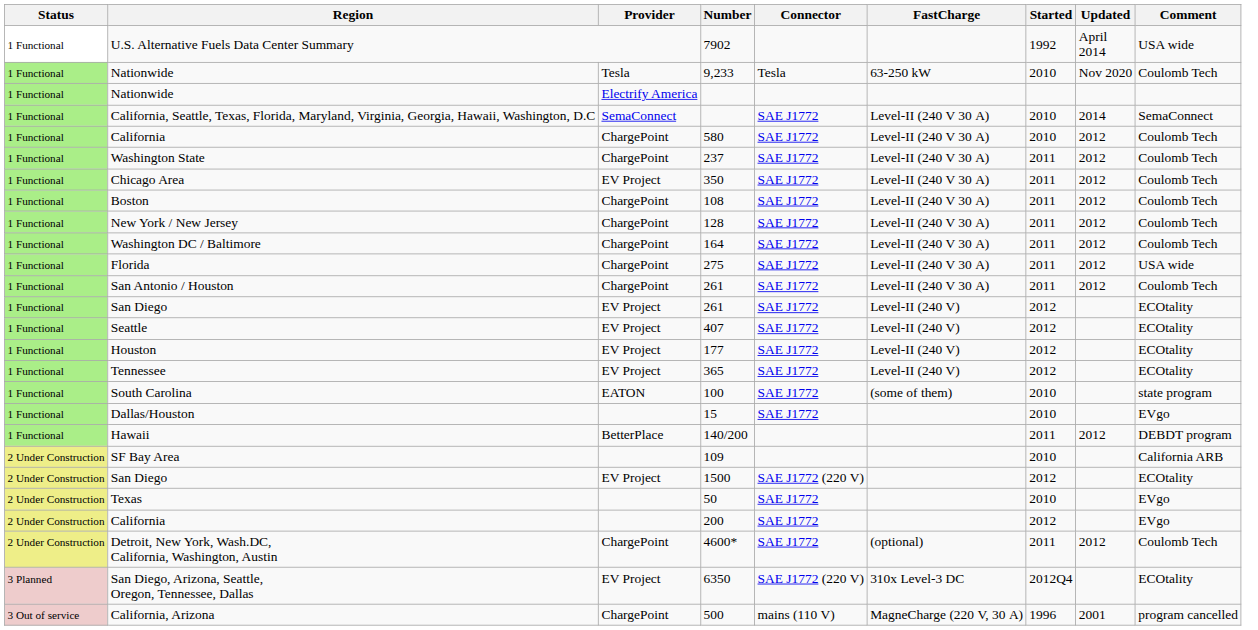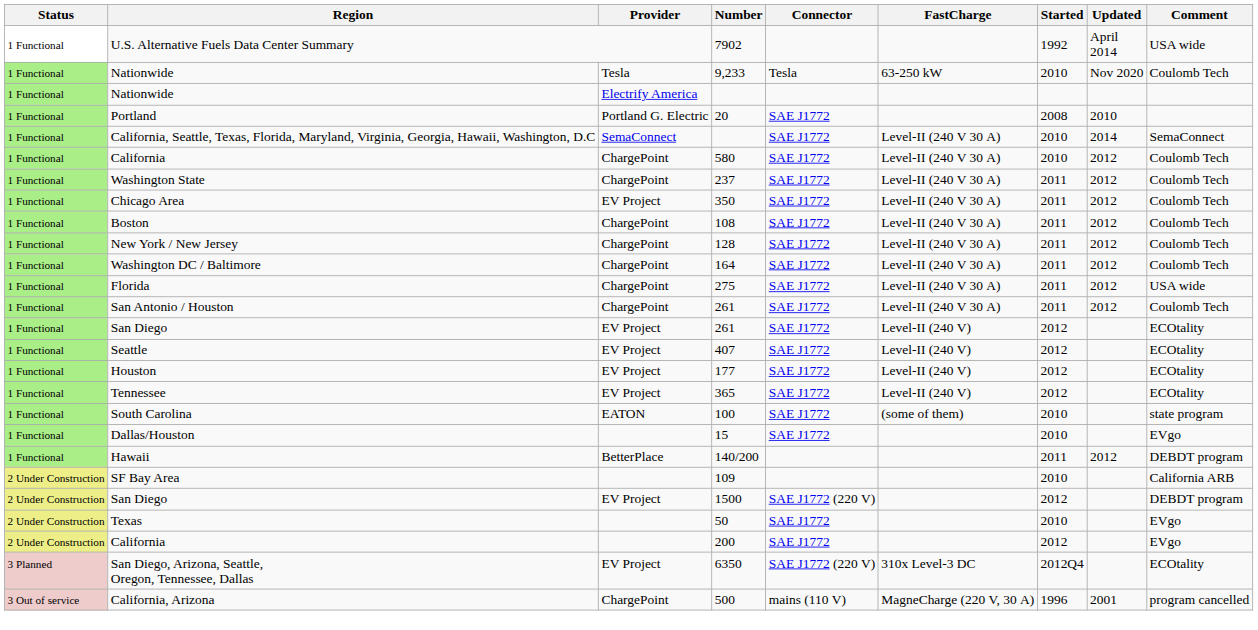+ row: (134, 115)
(1166, 477) ECOtality -> (1196, 499) DEBDT program
- row: (194, 549)
